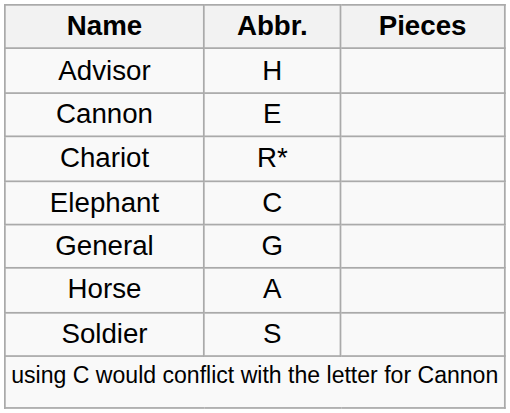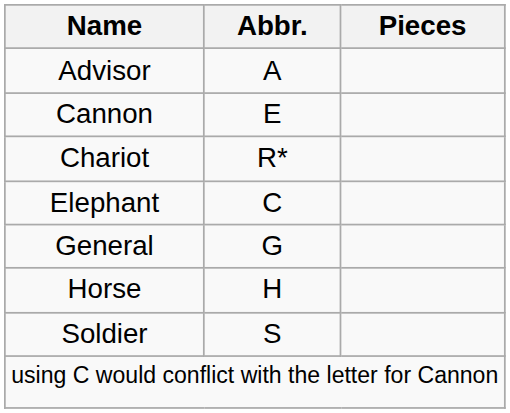(272, 70) H -> (272, 70) A
(272, 289) A -> (272, 289) H
